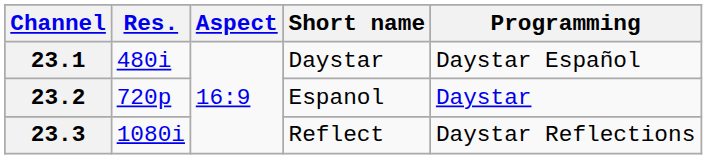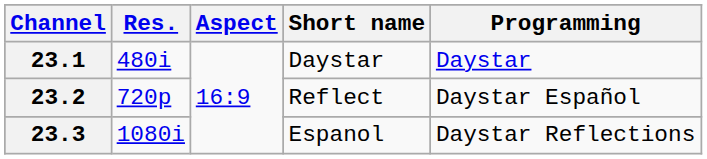(538, 60) Daystar Español -> (484, 60) Daystar
(336, 98) Espanol -> (336, 98) Reflect
(484, 98) Daystar -> (538, 98) Daystar Español
(336, 135) Reflect -> (336, 135) Espanol
